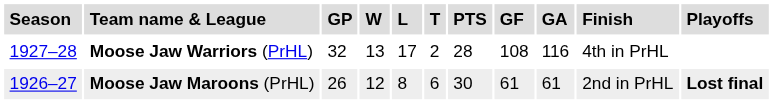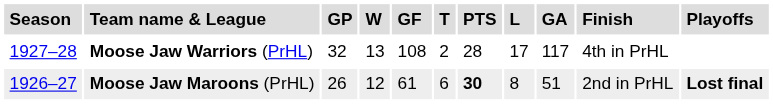columns swapped: (403, 19) <-> (512, 19)
(555, 51) 116 -> (555, 51) 117
(463, 84) normal -> (473, 84) bold
(551, 84) 61 -> (551, 84) 51
